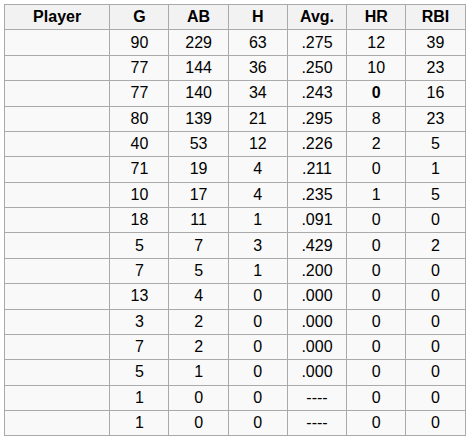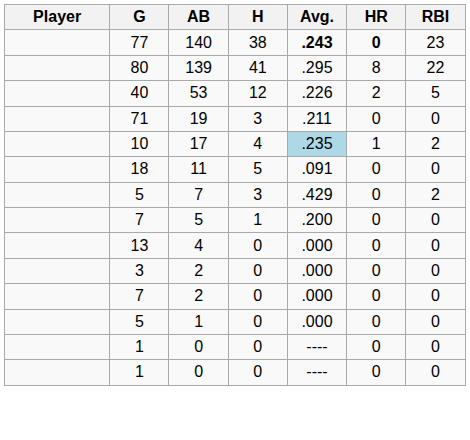- row: (139, 42)
- row: (139, 67)
(258, 93) 34 -> (258, 42) 38
(317, 93) normal -> (317, 42) bold
(435, 93) 16 -> (435, 42) 23
(258, 118) 21 -> (258, 67) 41
(435, 118) 23 -> (435, 67) 22
(258, 169) 4 -> (258, 118) 3
(435, 169) 1 -> (435, 118) 0
(317, 194) no background -> (317, 144) lightblue background
(435, 194) 5 -> (435, 144) 2
(258, 220) 1 -> (258, 169) 5
